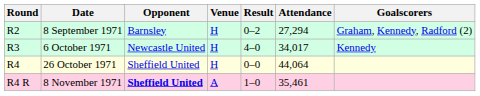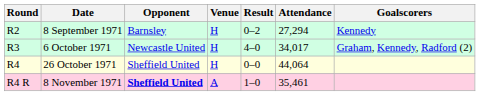(404, 30) Graham, Kennedy, Radford (2) -> (356, 30) Kennedy
(356, 47) Kennedy -> (404, 47) Graham, Kennedy, Radford (2)
